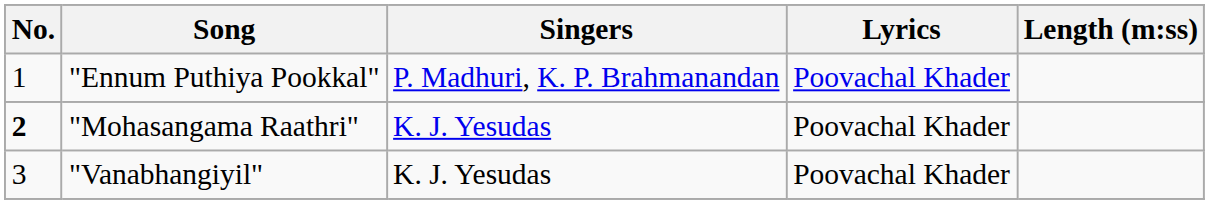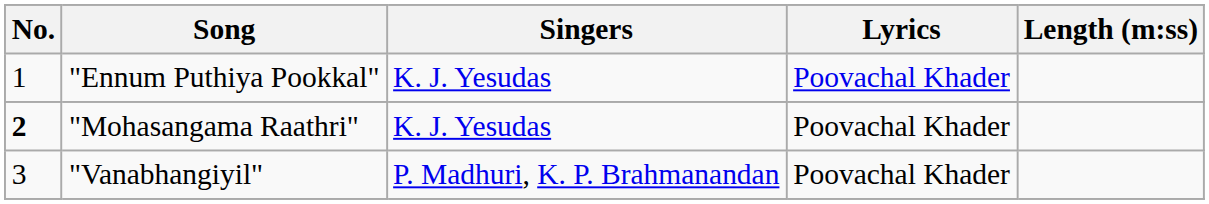(586, 77) P. Madhuri, K. P. Brahmanandan -> (472, 77) K. J. Yesudas
(472, 174) K. J. Yesudas -> (586, 174) P. Madhuri, K. P. Brahmanandan
